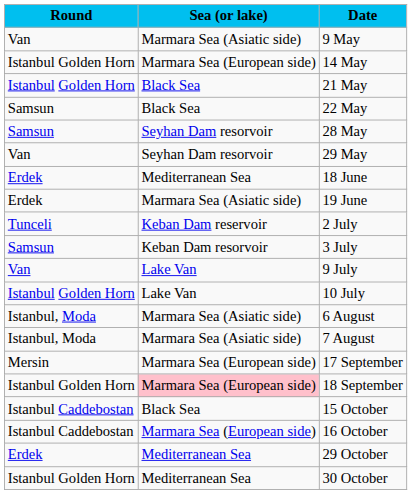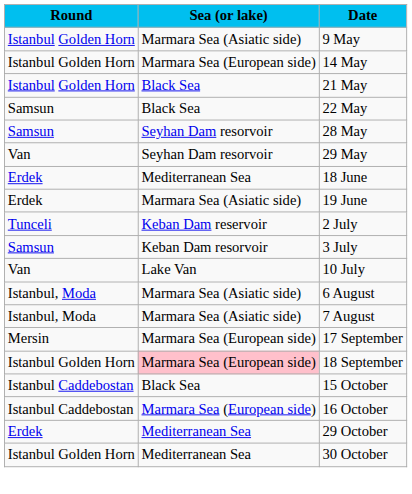(19, 39) Van -> (71, 39) Istanbul Golden Horn
- row: (340, 270)
(71, 293) Istanbul Golden Horn -> (19, 270) Van
